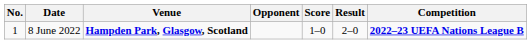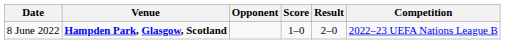- column: (15, 13)
(447, 30) bold -> (423, 30) normal
